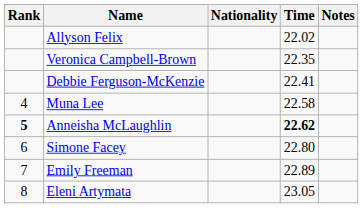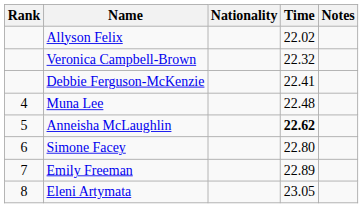(299, 59) 22.35 -> (299, 59) 22.32
(299, 103) 22.58 -> (299, 103) 22.48
(24, 125) bold -> (24, 125) normal
